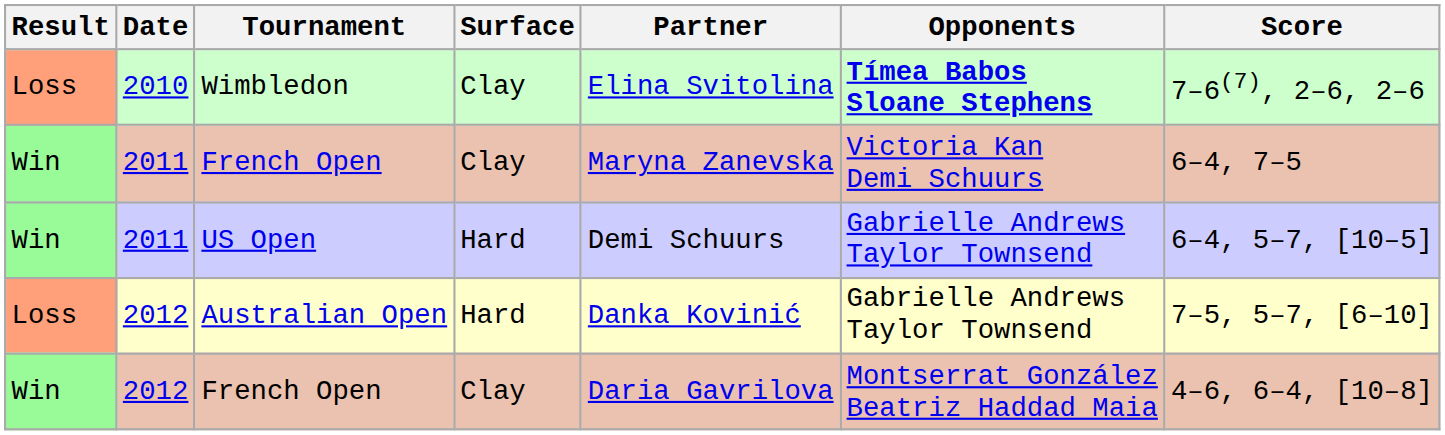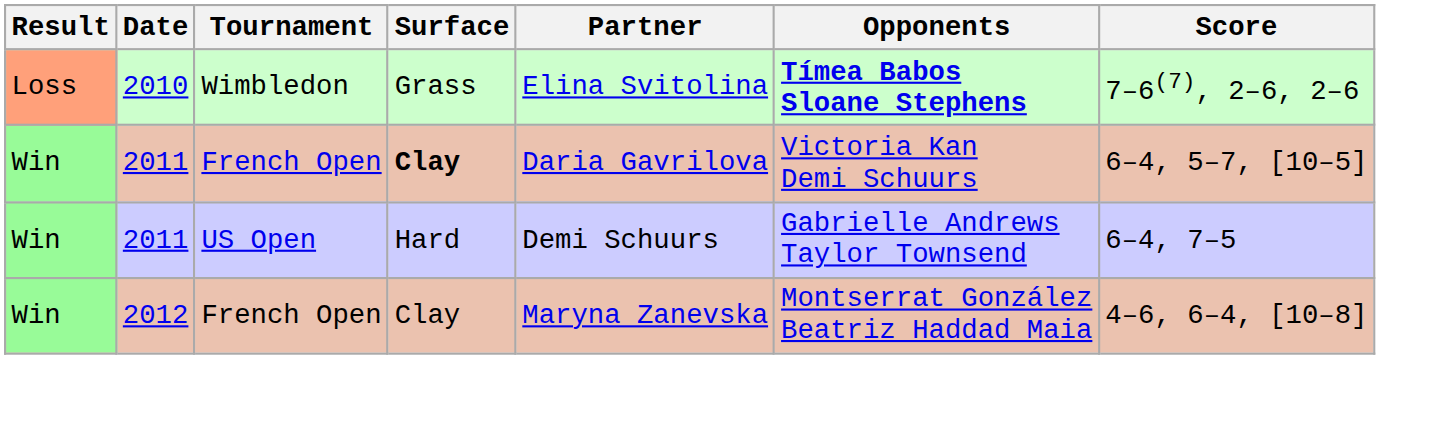(493, 88) Clay -> (436, 88) Grass
(493, 164) normal -> (427, 164) bold
(711, 164) Maryna Zanevska -> (645, 164) Daria Gavrilova
(1236, 164) 6–4, 7–5 -> (1236, 164) 6–4, 5–7, [10–5]
(1302, 240) 6–4, 5–7, [10–5] -> (1171, 240) 6–4, 7–5
- row: (156, 316)
(711, 392) Daria Gavrilova -> (645, 316) Maryna Zanevska
